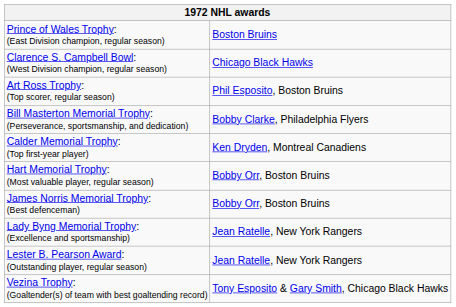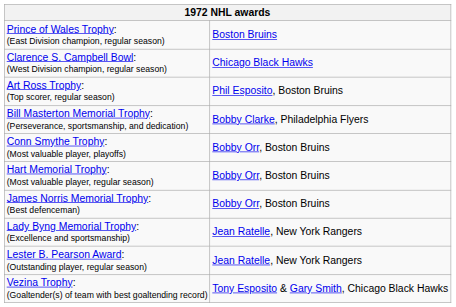- row: (64, 147)
+ row: (66, 147)
